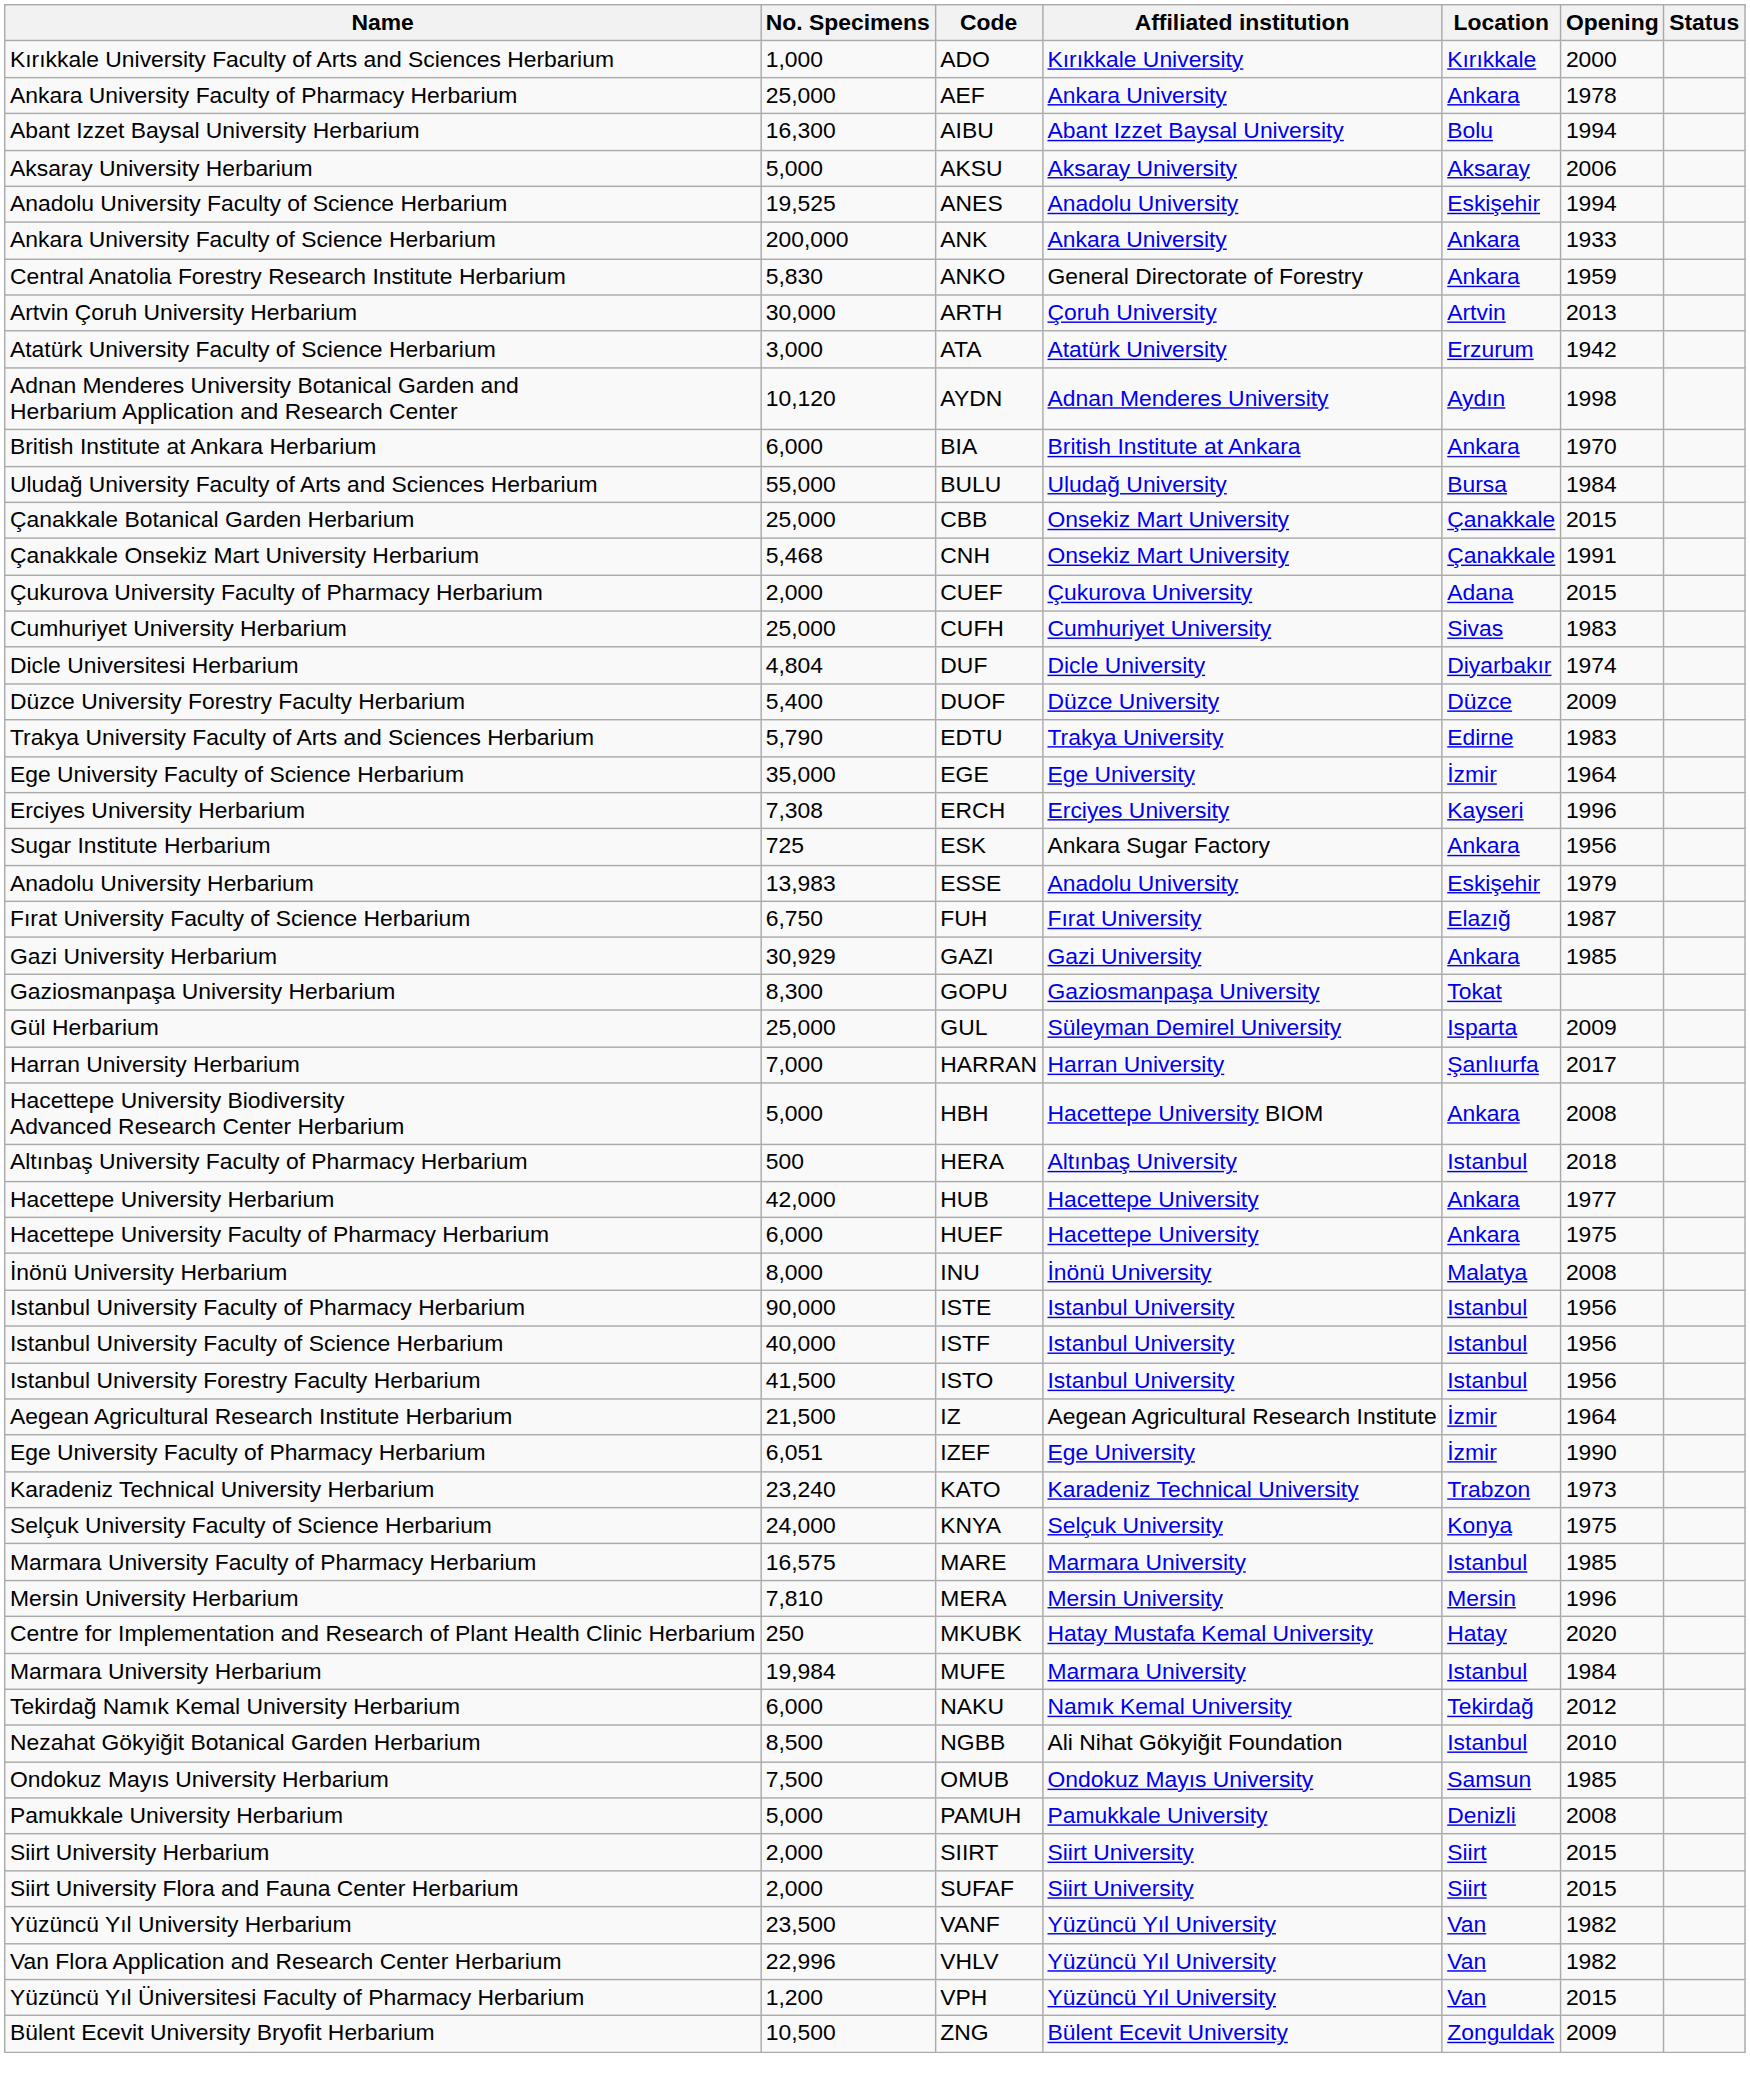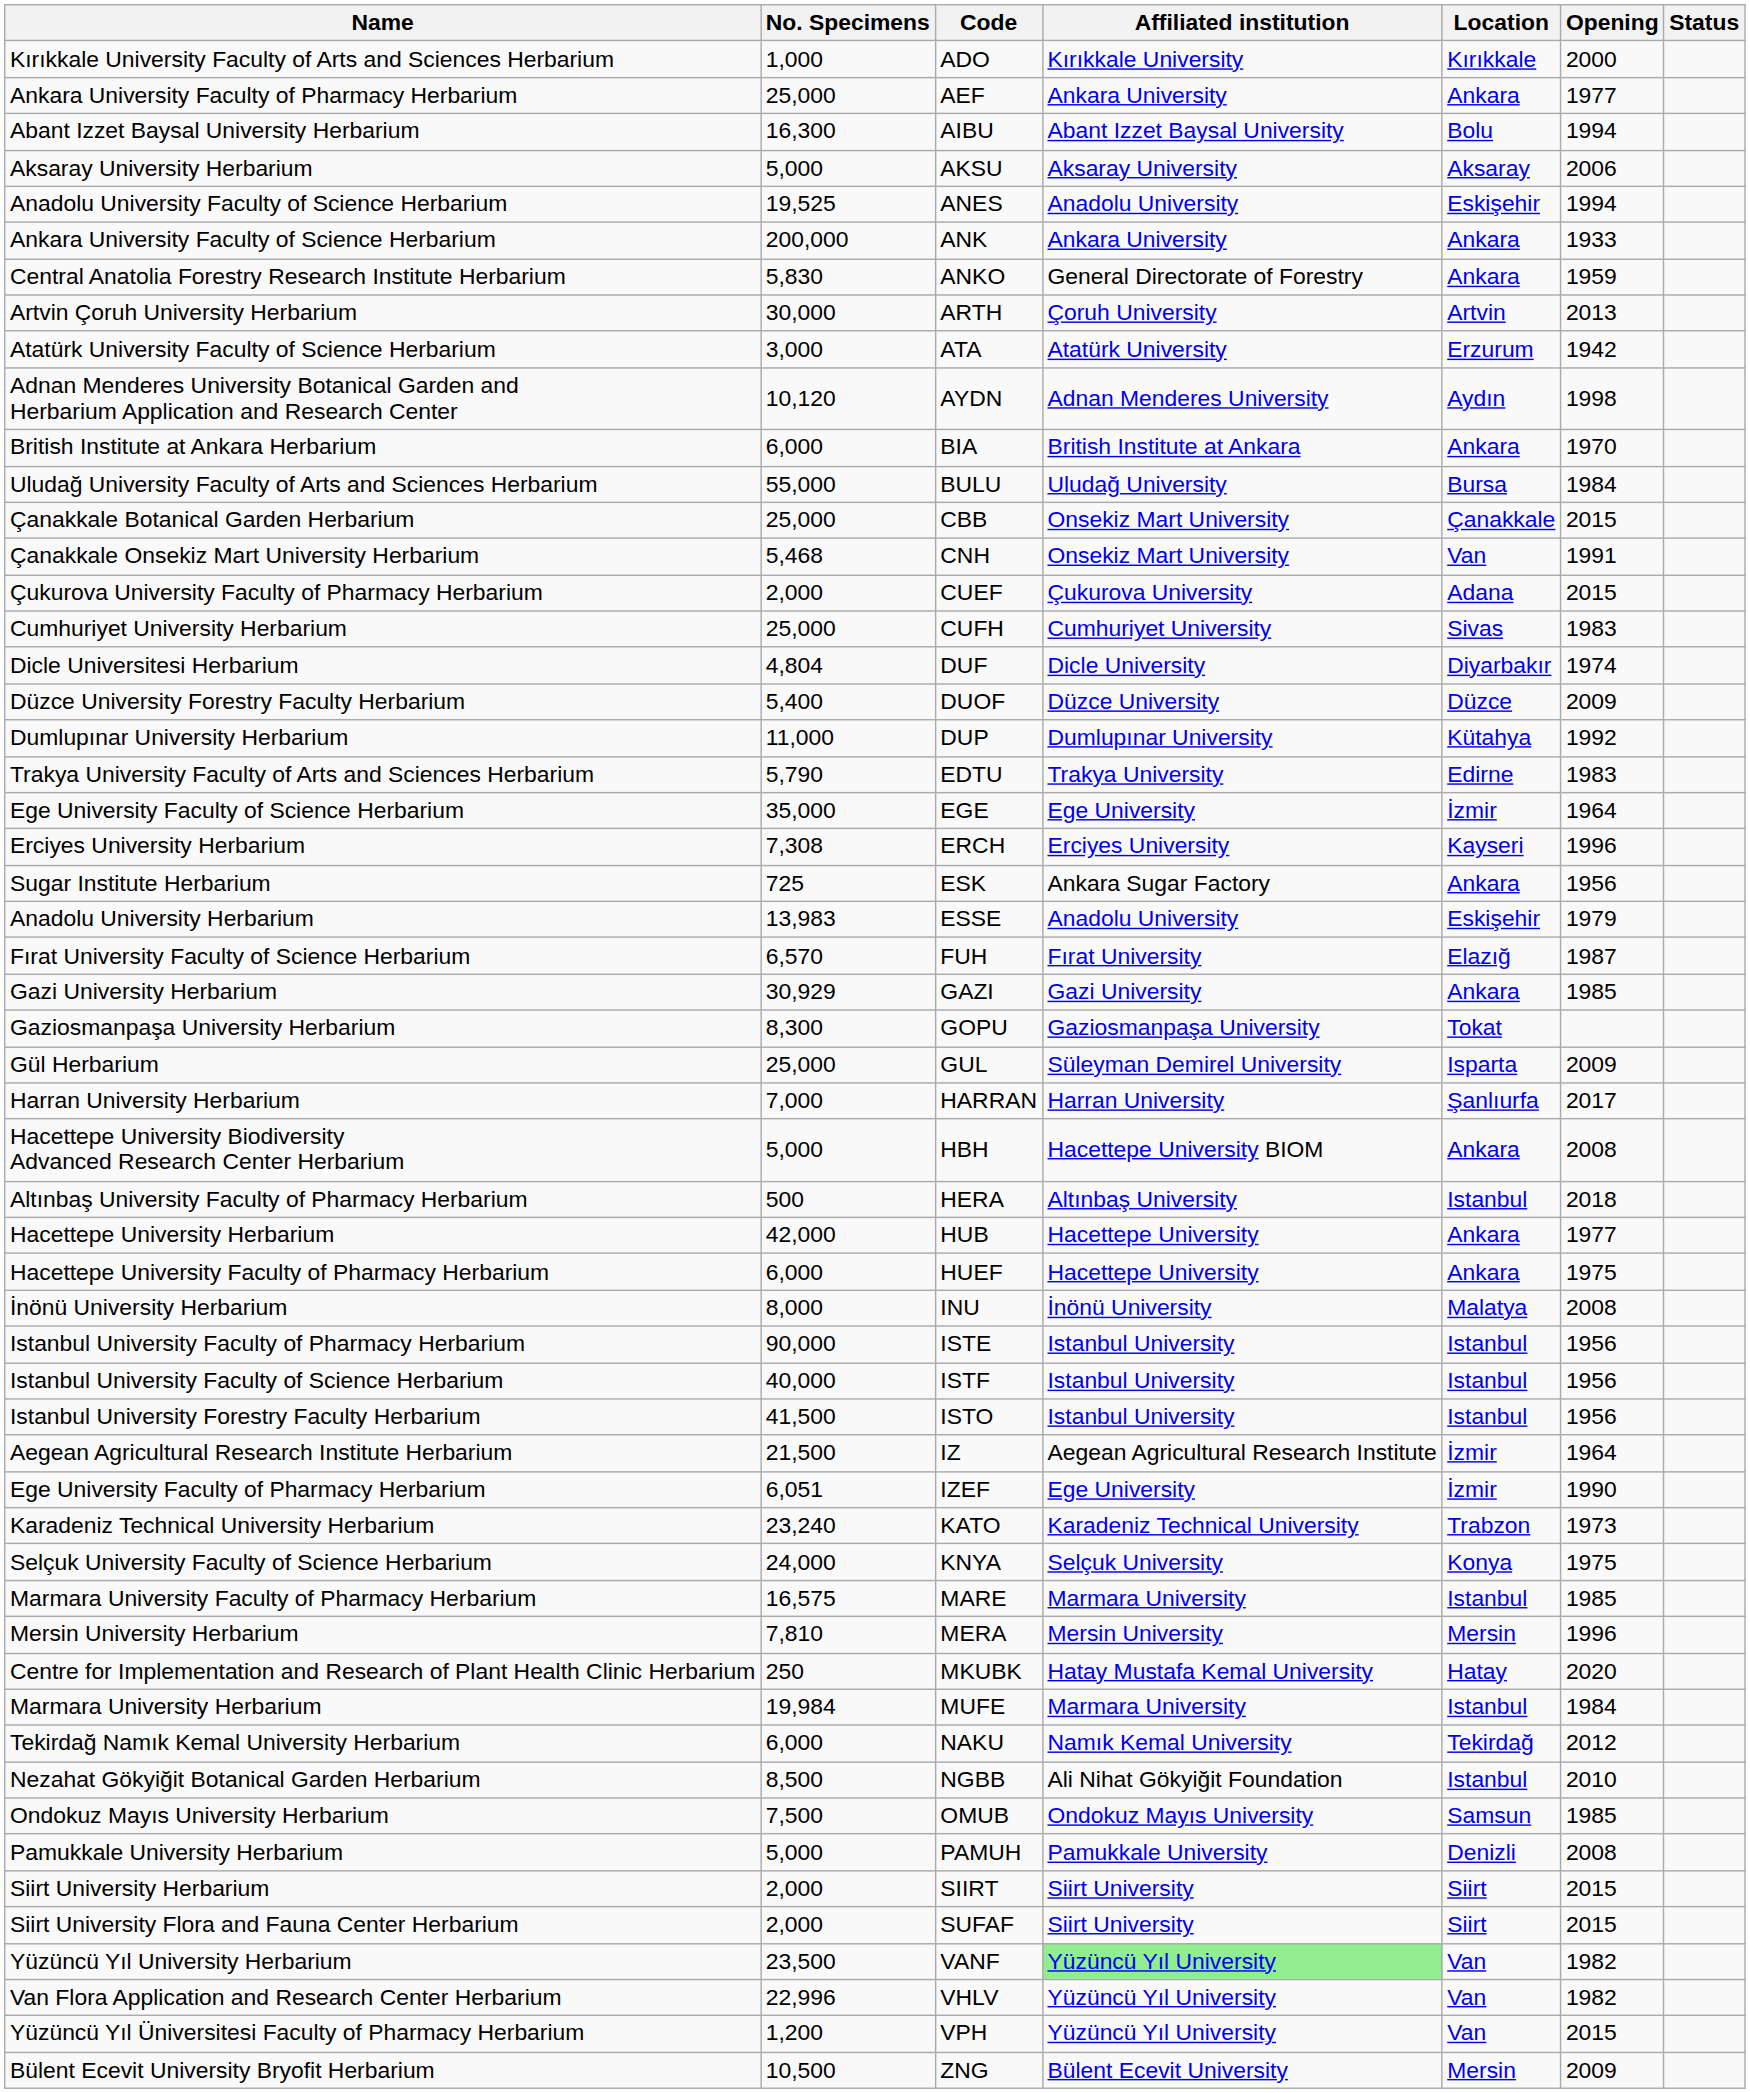(1591, 95) 1978 -> (1591, 95) 1977
(1501, 556) Çanakkale -> (1467, 556) Van
+ row: (179, 737)
(794, 919) 6,750 -> (794, 955) 6,570
(1162, 1924) no background -> (1162, 1961) lightgreen background
(1501, 2033) Zonguldak -> (1482, 2069) Mersin
